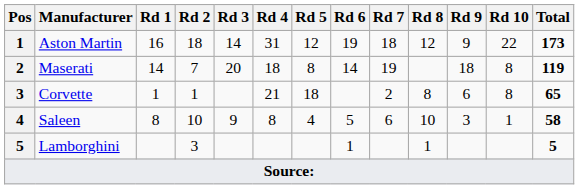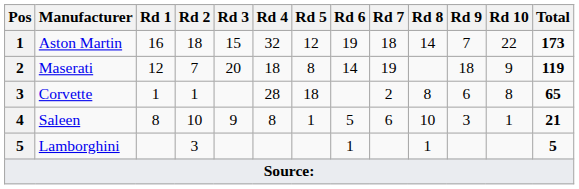(233, 43) 14 -> (233, 43) 15
(272, 43) 31 -> (272, 43) 32
(427, 43) 12 -> (427, 43) 14
(466, 43) 9 -> (466, 43) 7
(156, 69) 14 -> (156, 69) 12
(509, 69) 8 -> (509, 69) 9
(272, 94) 21 -> (272, 94) 28
(311, 120) 4 -> (311, 120) 1
(553, 120) 58 -> (553, 120) 21
